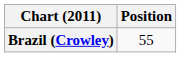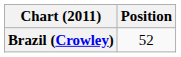(146, 39) 55 -> (146, 39) 52
